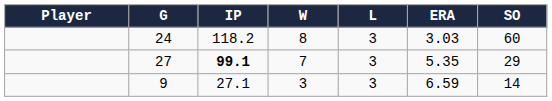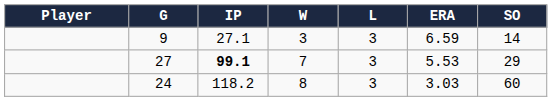rows swapped: (163, 39) <-> (163, 85)
(442, 62) 5.35 -> (442, 62) 5.53
